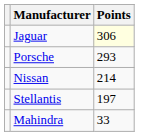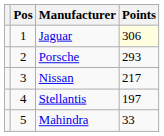+ column: (23, 14)
(106, 77) 214 -> (132, 77) 217
